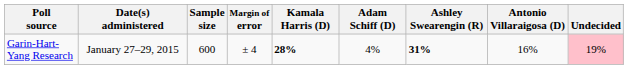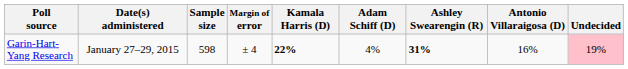(207, 49) 600 -> (207, 49) 598
(285, 49) 28% -> (285, 49) 22%
